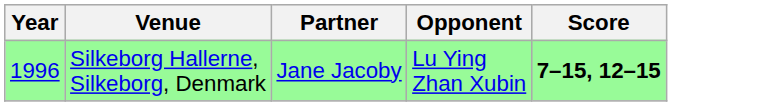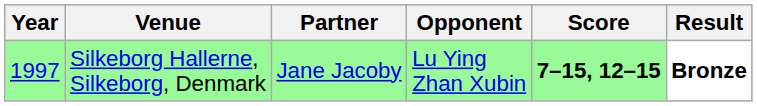+ column: (709, 23)
(35, 70) 1996 -> (35, 70) 1997
